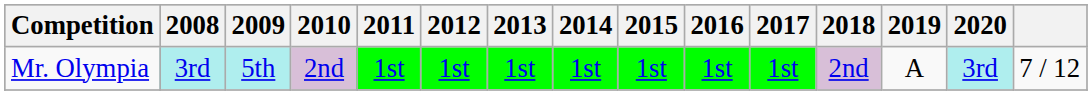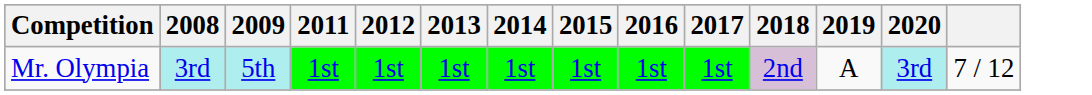- column: (324, 25)
